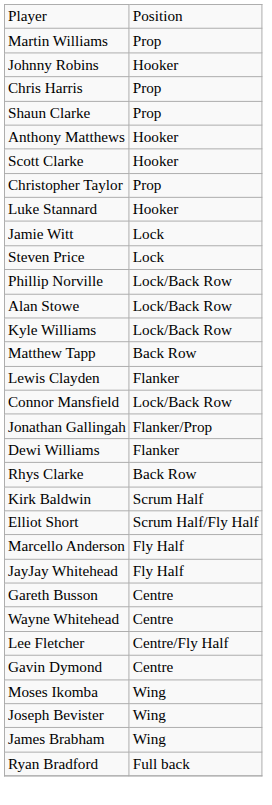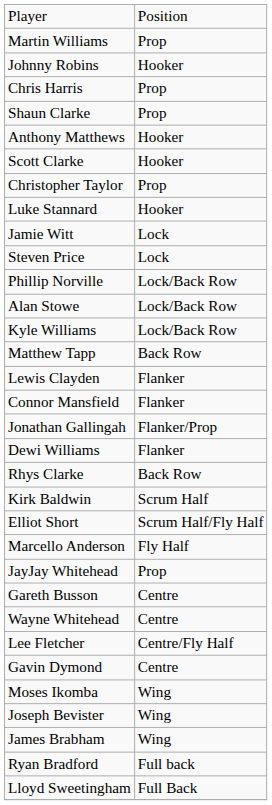(182, 402) Lock/Back Row -> (161, 402) Flanker
(158, 570) Fly Half -> (152, 570) Prop
+ row: (69, 787)
